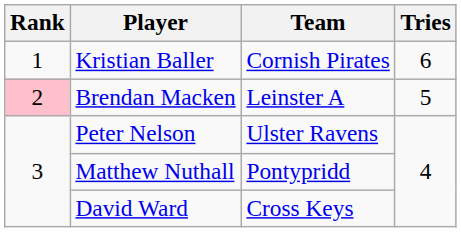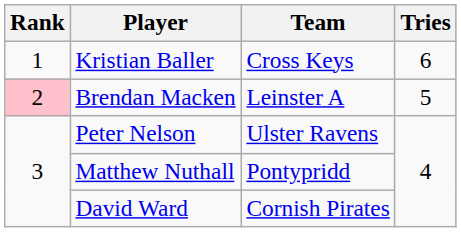(318, 60) Cornish Pirates -> (300, 60) Cross Keys
(300, 208) Cross Keys -> (318, 208) Cornish Pirates
